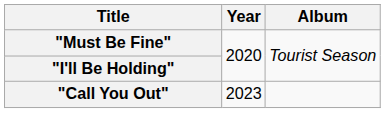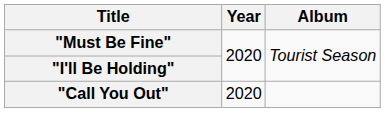(244, 94) 2023 -> (244, 94) 2020
